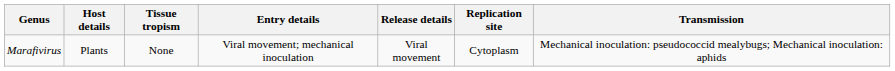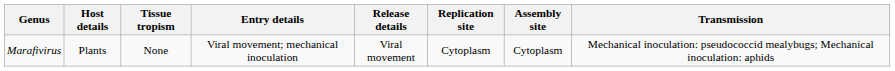+ column: (538, 19)
